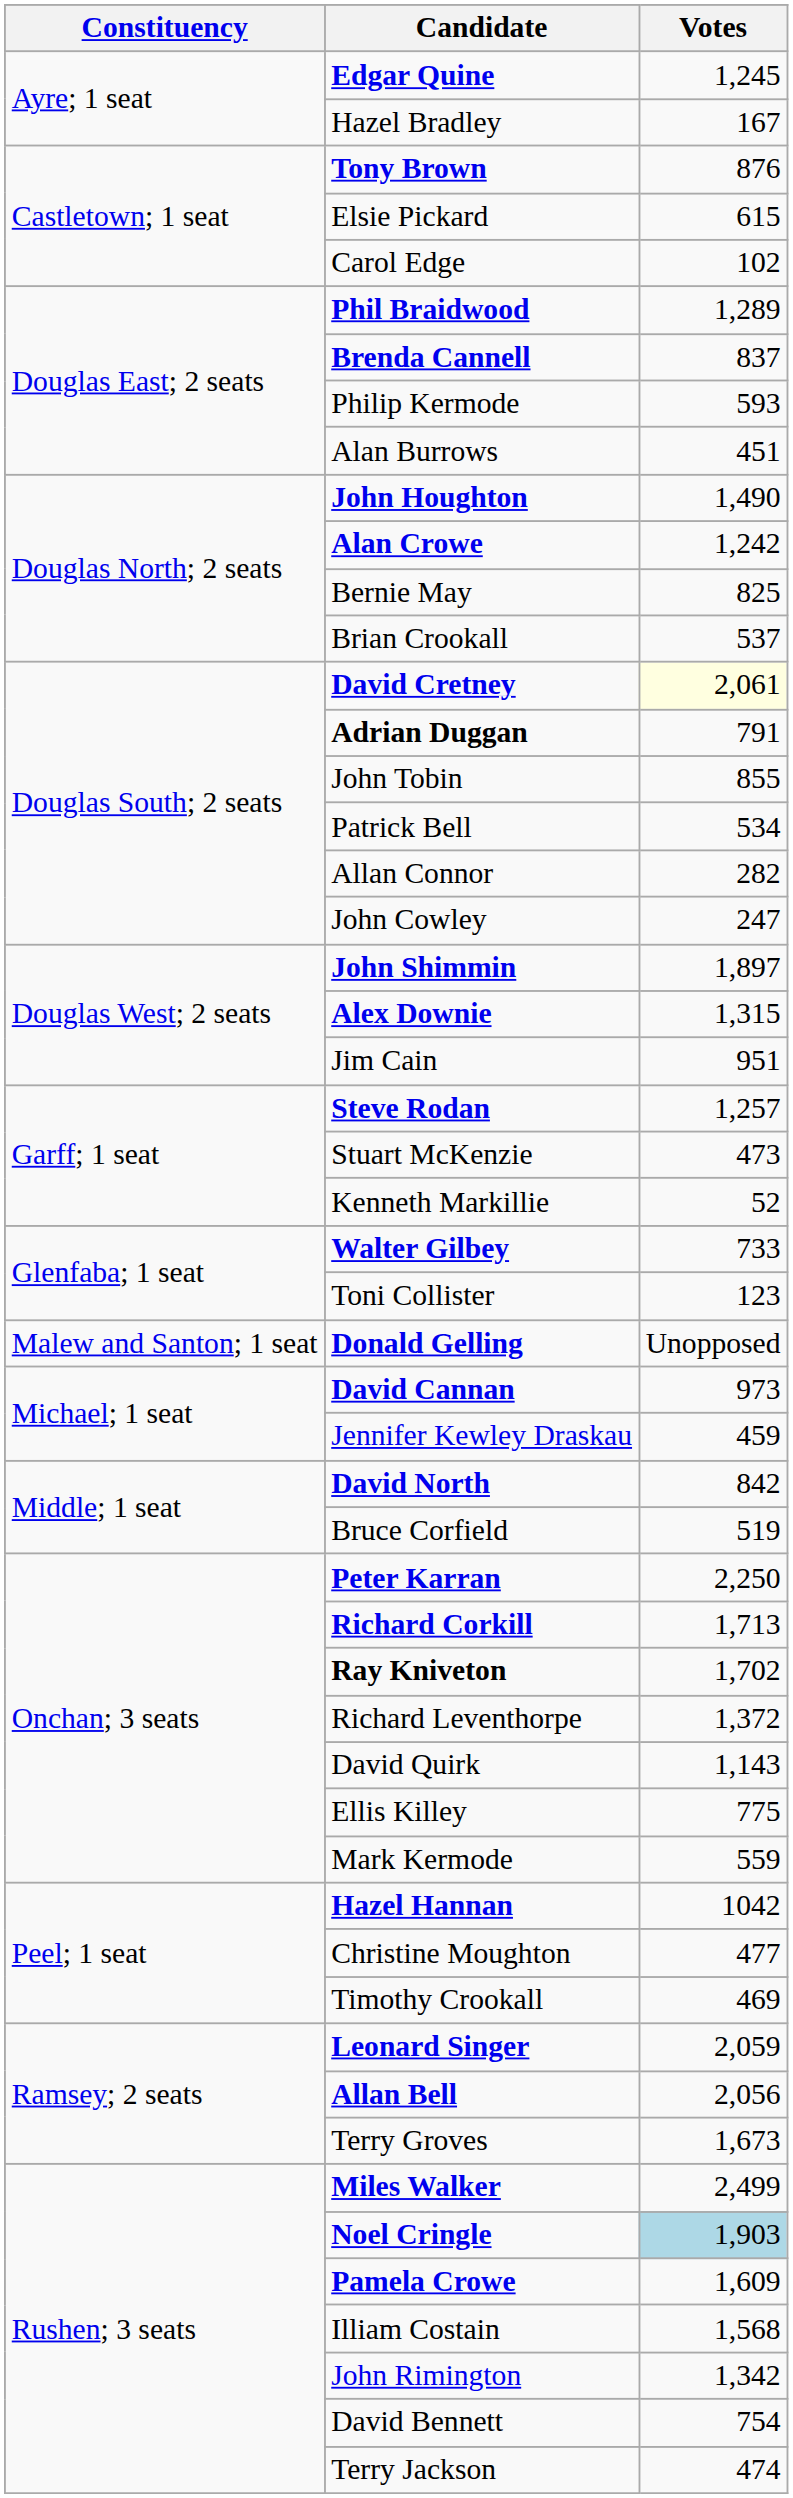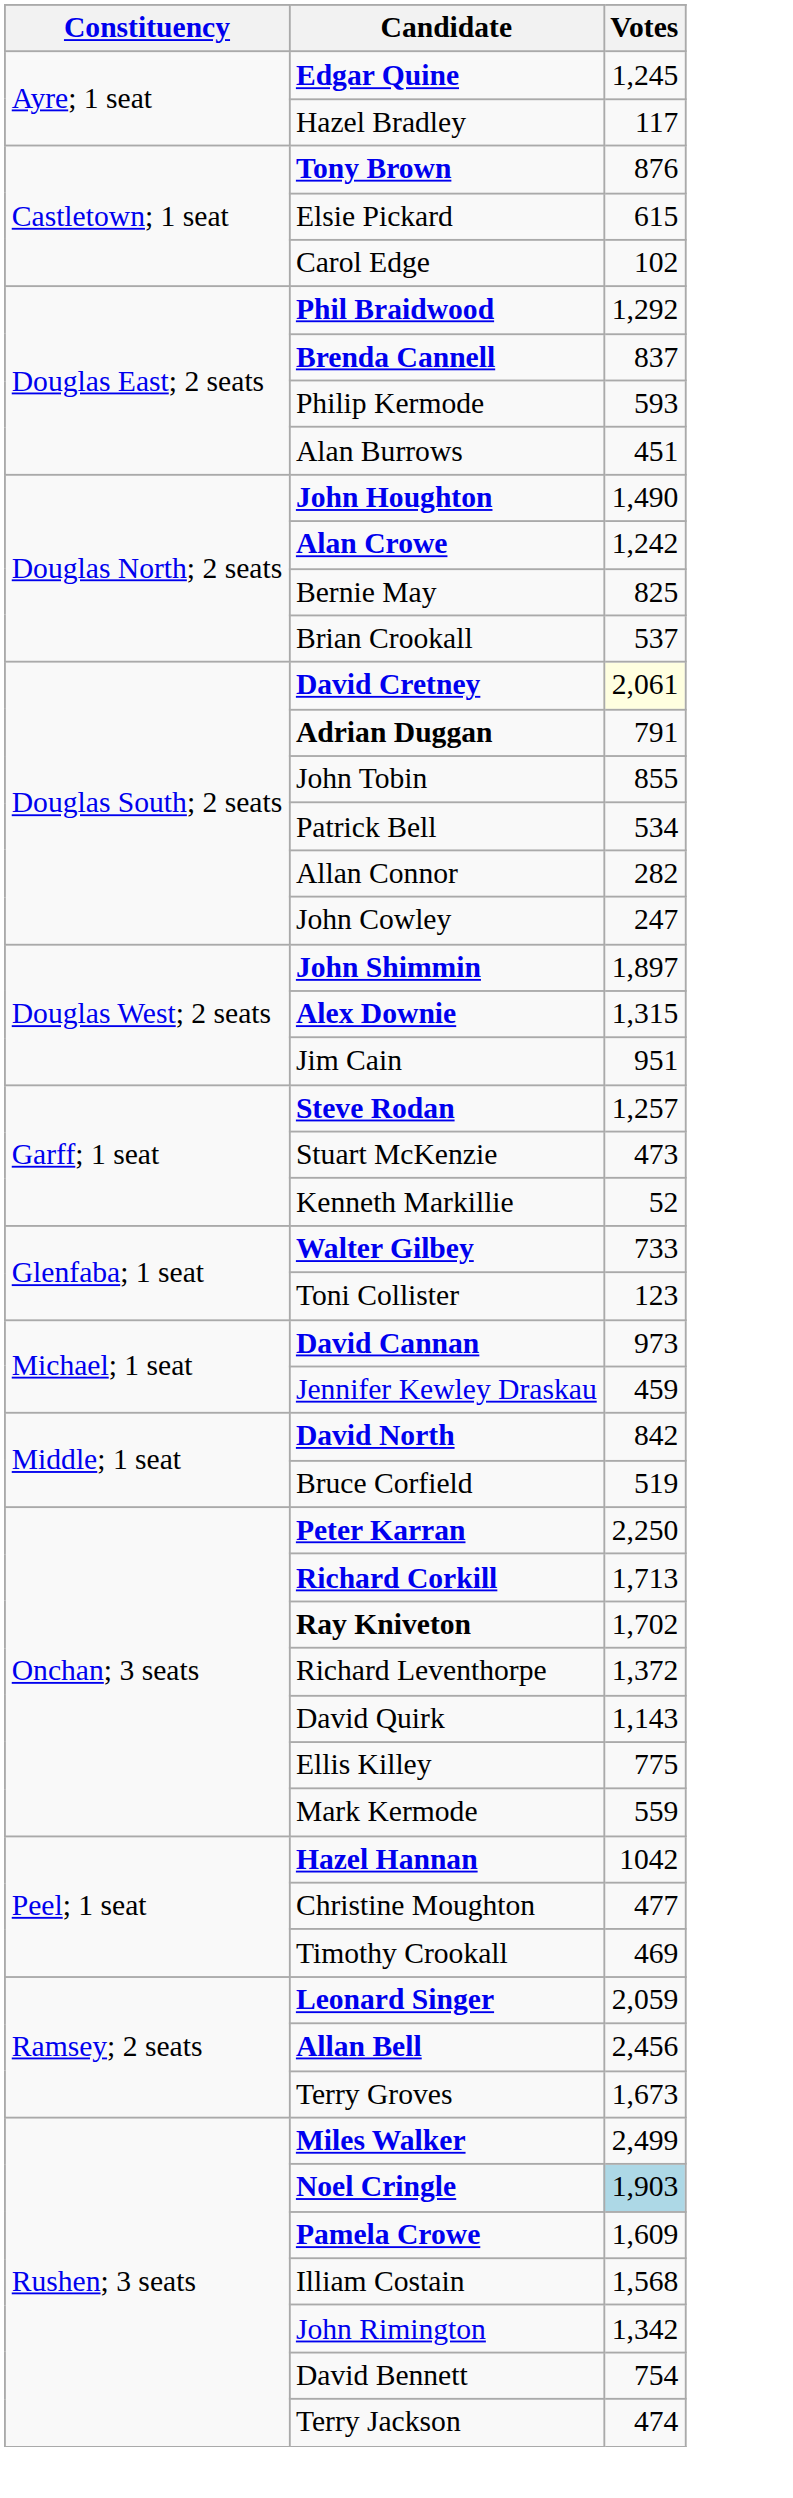(758, 121) 167 -> (657, 121) 117
(747, 309) 1,289 -> (645, 309) 1,292
- row: (427, 1342)
(747, 2093) 2,056 -> (645, 2046) 2,456
